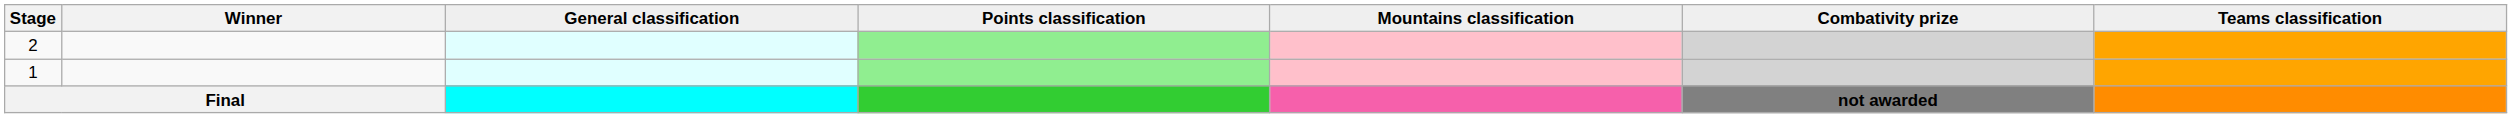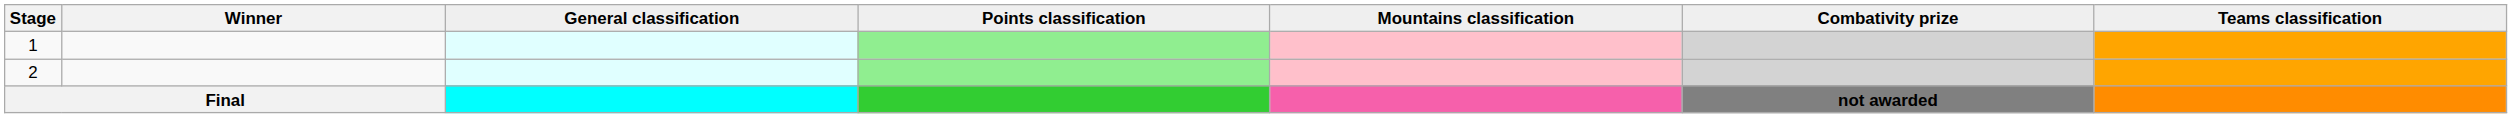rows swapped: (33, 73) <-> (33, 46)
